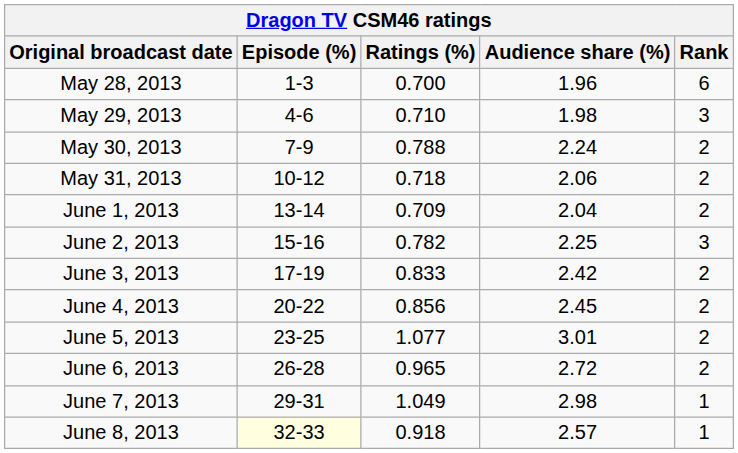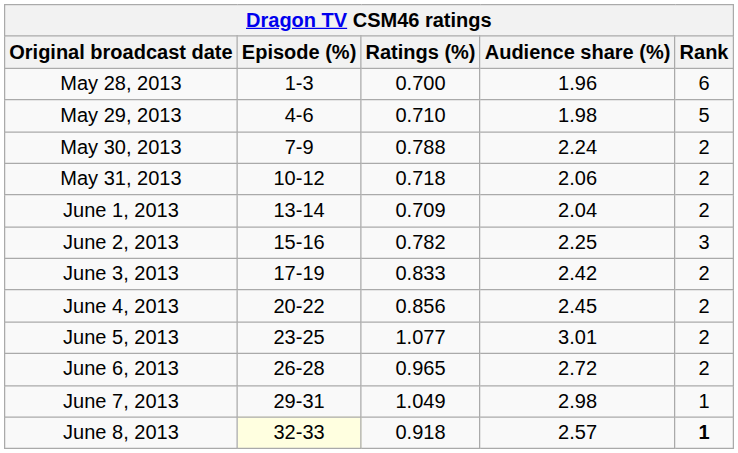(704, 115) 3 -> (704, 115) 5
(704, 432) normal -> (704, 432) bold
